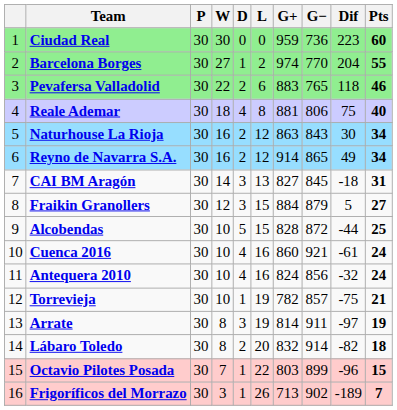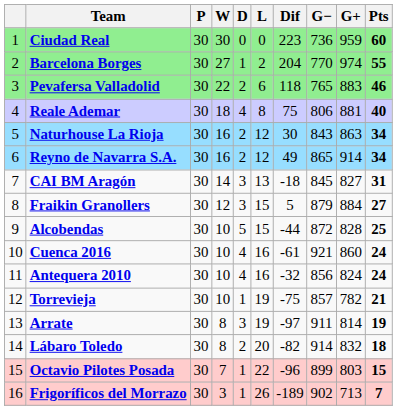columns swapped: (287, 16) <-> (348, 16)
